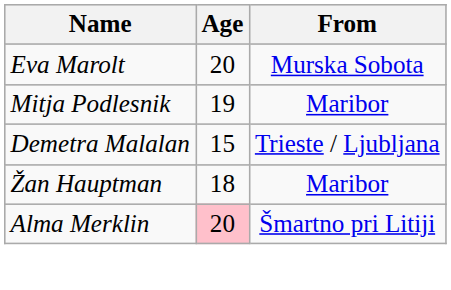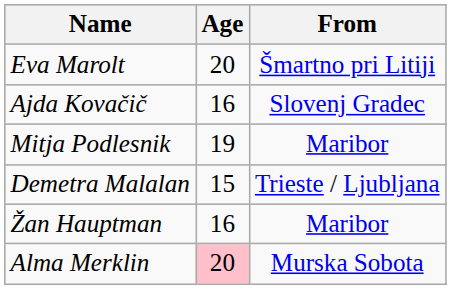(347, 64) Murska Sobota -> (347, 64) Šmartno pri Litiji
+ row: (79, 104)
(222, 183) 18 -> (222, 223) 16
(347, 223) Šmartno pri Litiji -> (347, 263) Murska Sobota
